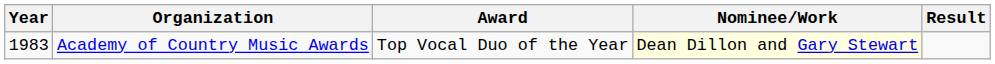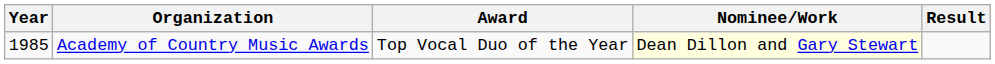(29, 46) 1983 -> (29, 46) 1985
